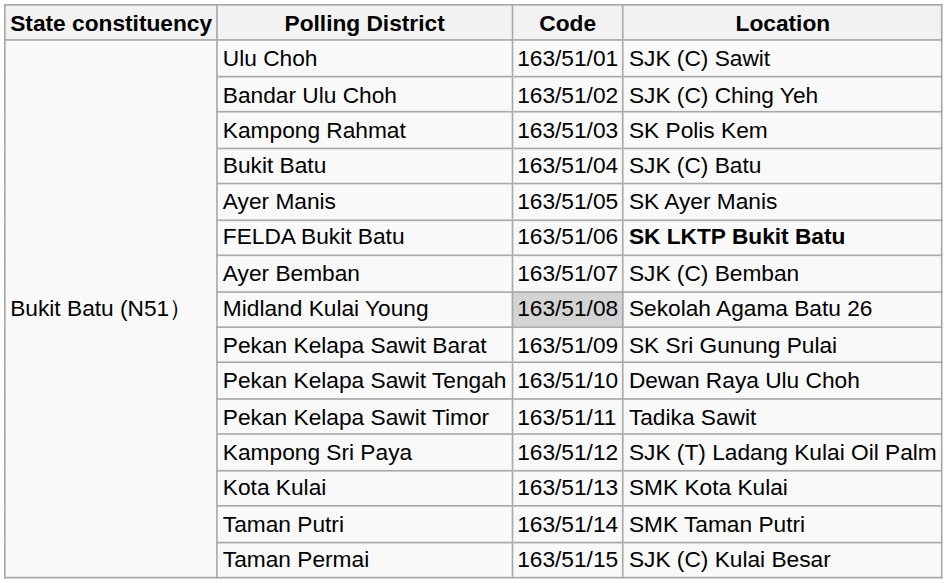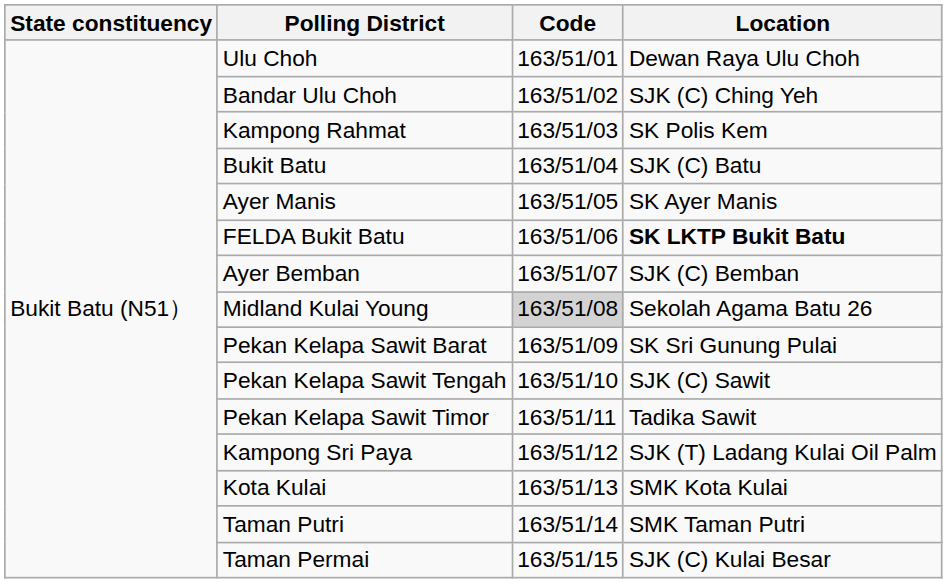(700, 58) SJK (C) Sawit -> (744, 58) Dewan Raya Ulu Choh
(744, 380) Dewan Raya Ulu Choh -> (700, 380) SJK (C) Sawit
